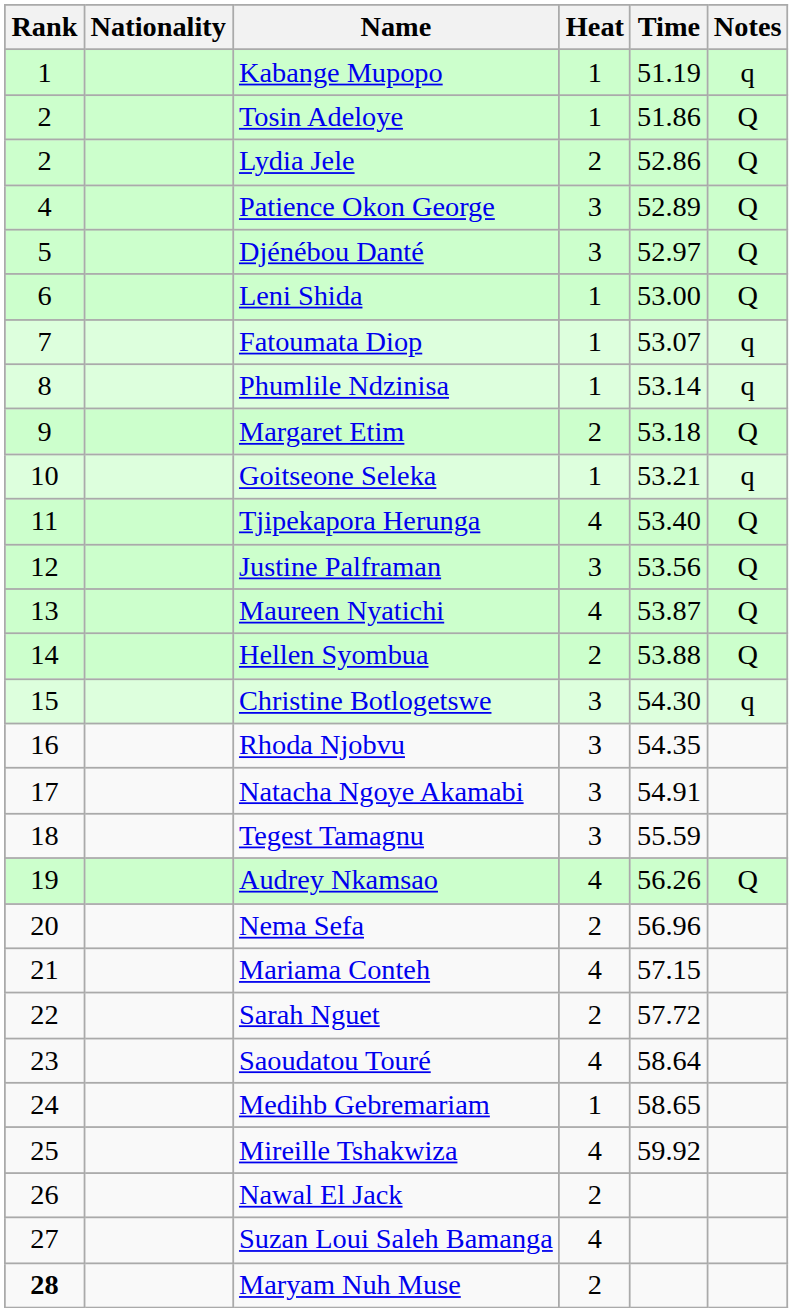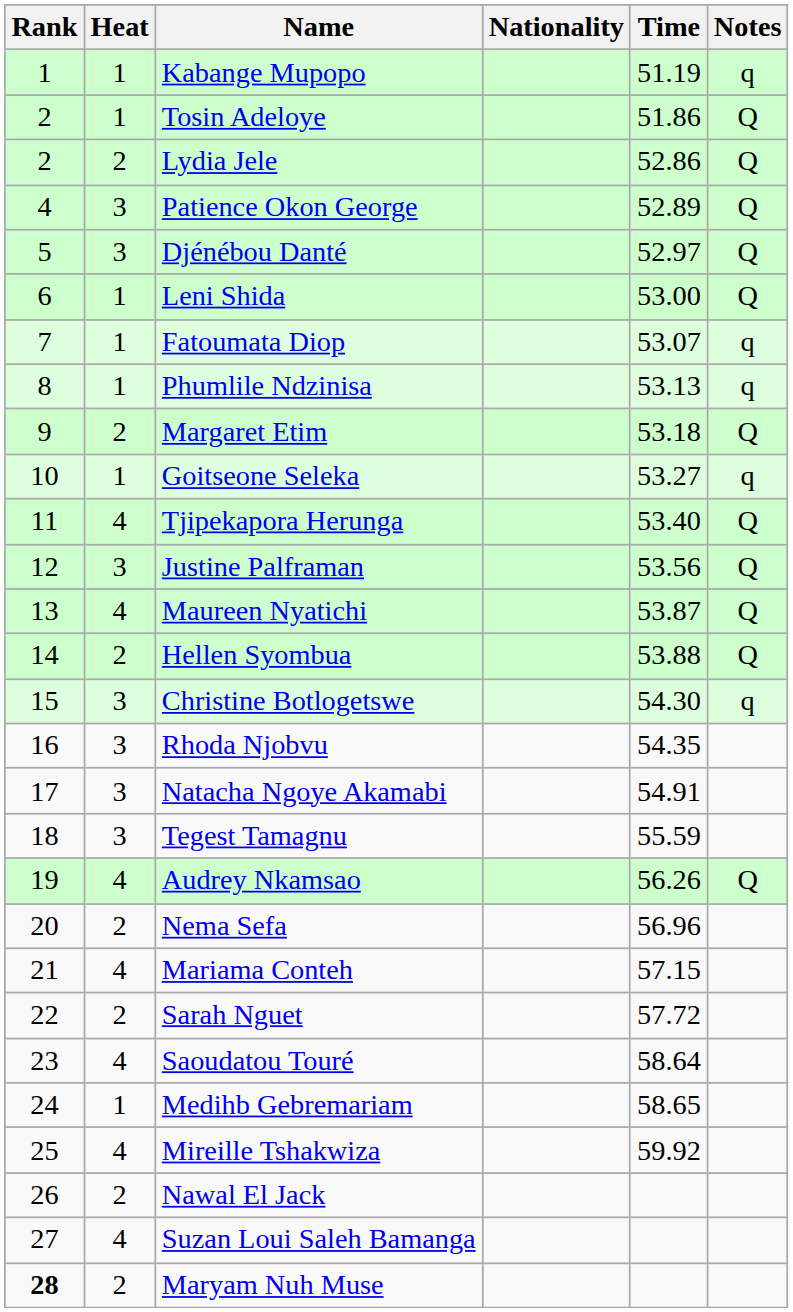columns swapped: (595, 26) <-> (158, 26)
(669, 386) 53.14 -> (669, 386) 53.13
(669, 476) 53.21 -> (669, 476) 53.27
